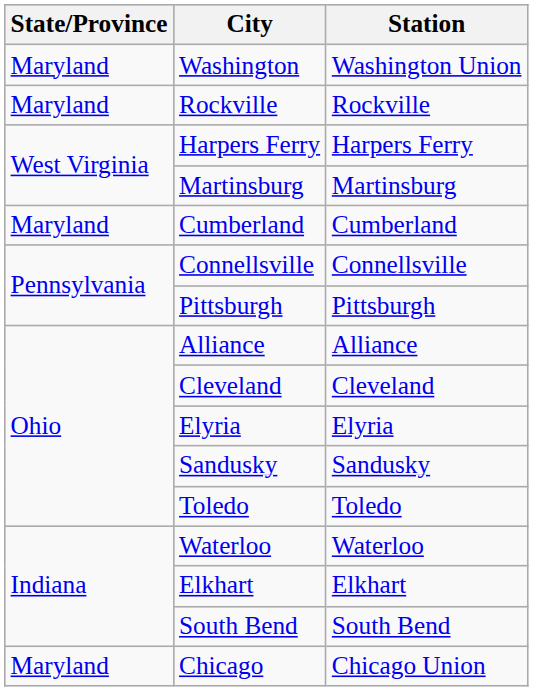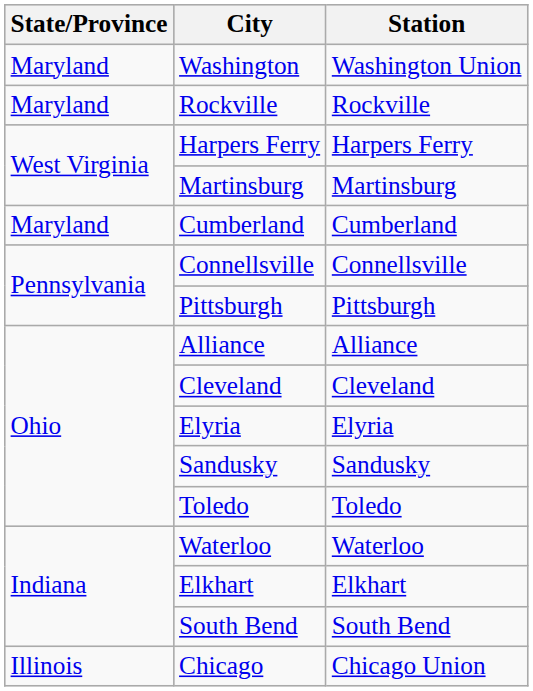(60, 666) Maryland -> (46, 666) Illinois
